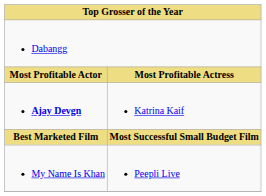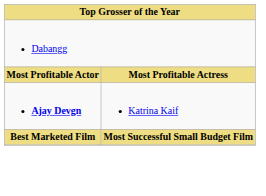- row: (56, 174)
